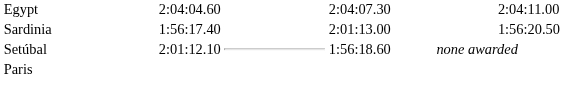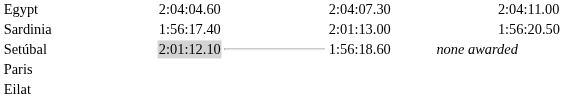(190, 49) no background -> (190, 49) lightgrey background
+ row: (17, 89)
